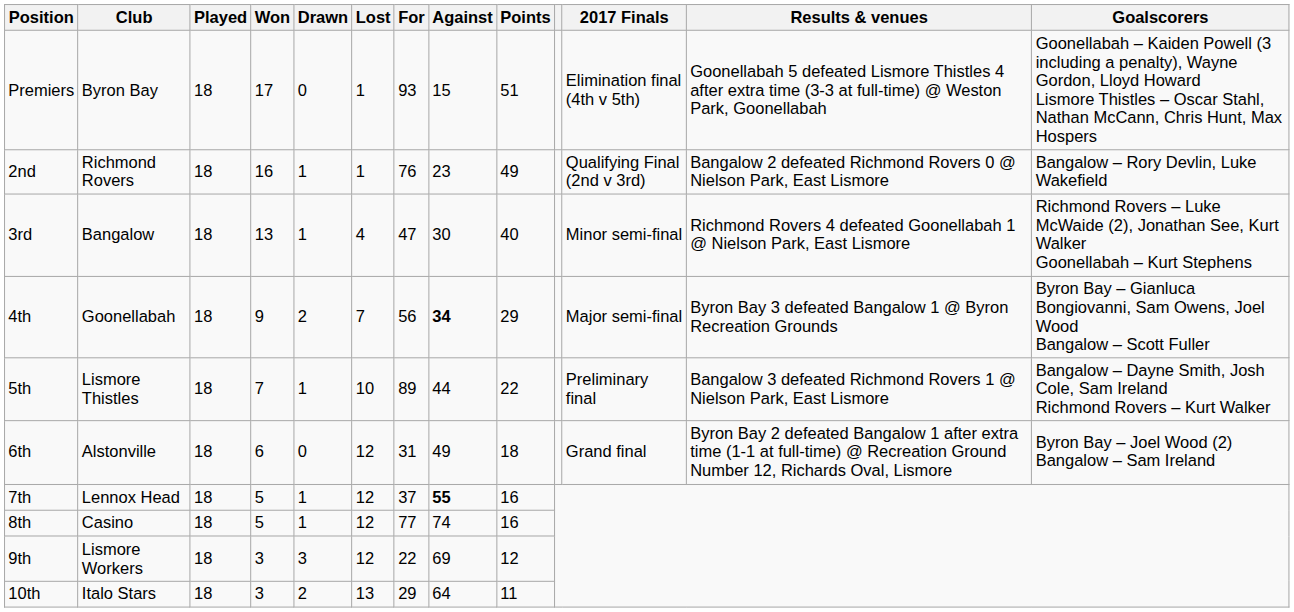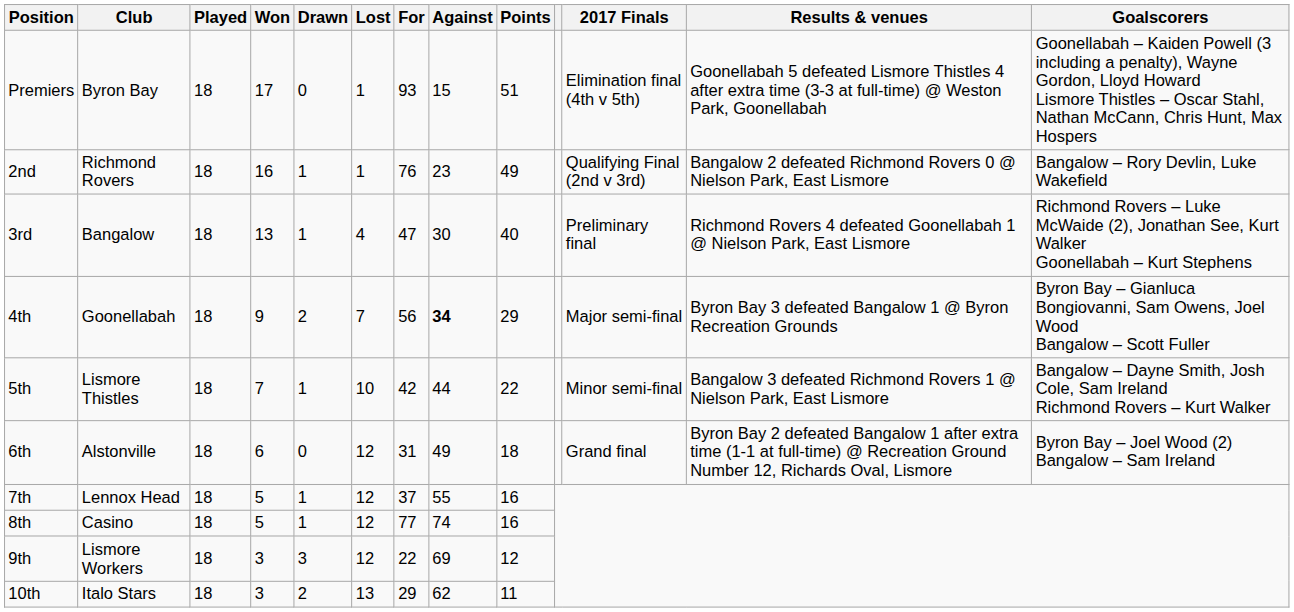(624, 235) Minor semi-final -> (607, 235) Preliminary final
(407, 389) 89 -> (407, 389) 42
(607, 389) Preliminary final -> (624, 389) Minor semi-final
(441, 497) bold -> (441, 497) normal
(441, 594) 64 -> (441, 594) 62
